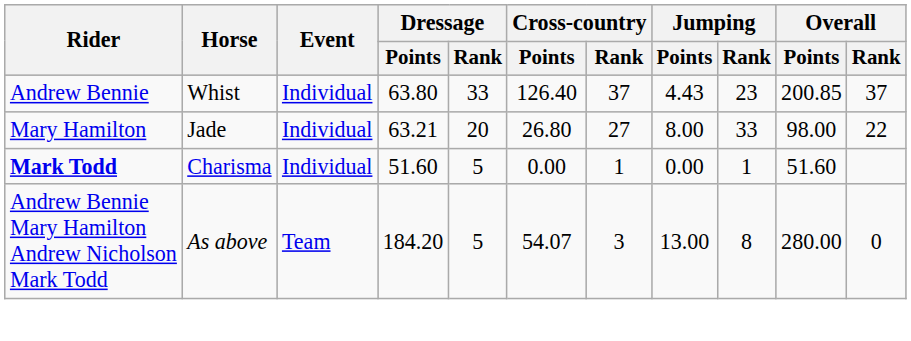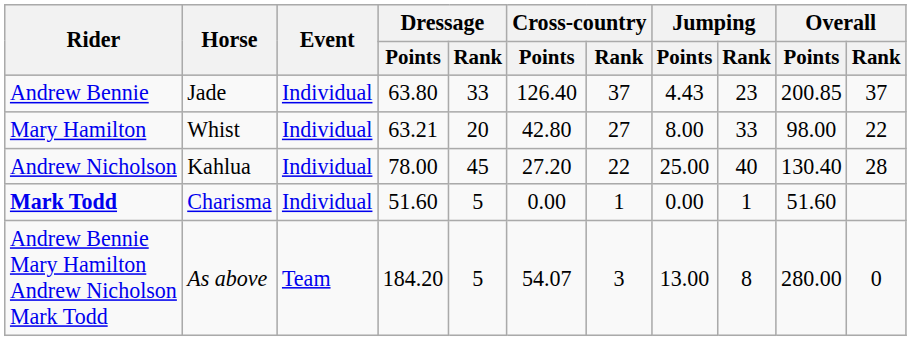(214, 93) Whist -> (207, 93) Jade
(207, 130) Jade -> (214, 130) Whist
(547, 130) 26.80 -> (547, 130) 42.80
+ row: (93, 166)
